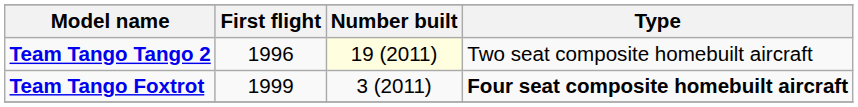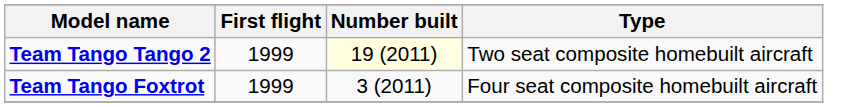(271, 54) 1996 -> (271, 54) 1999
(658, 86) bold -> (642, 86) normal
